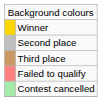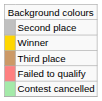rows swapped: (33, 28) <-> (47, 43)
